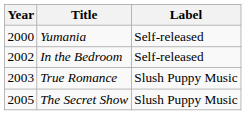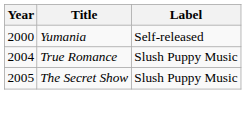- row: (81, 57)
(21, 78) 2003 -> (21, 57) 2004
